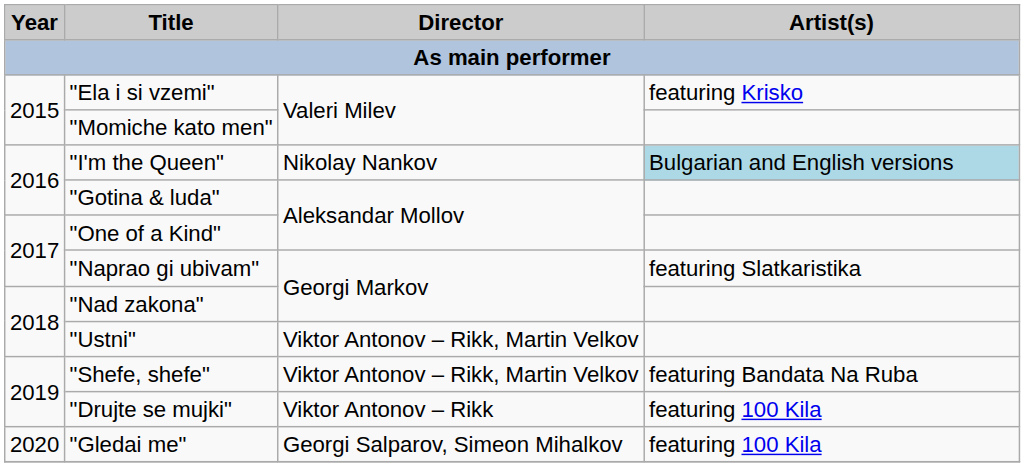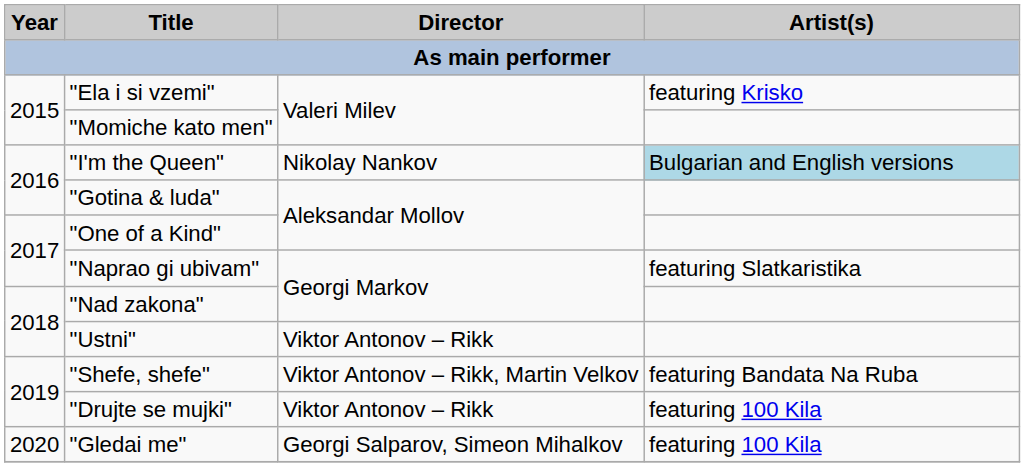(461, 339) Viktor Antonov – Rikk, Martin Velkov -> (388, 339) Viktor Antonov – Rikk
